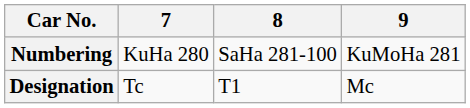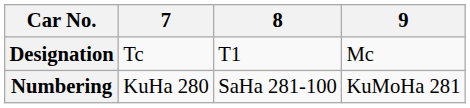rows swapped: (62, 86) <-> (62, 53)
